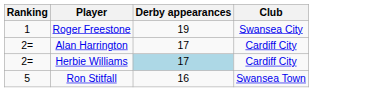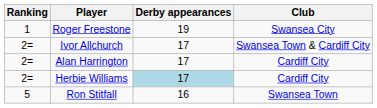+ row: (92, 45)
